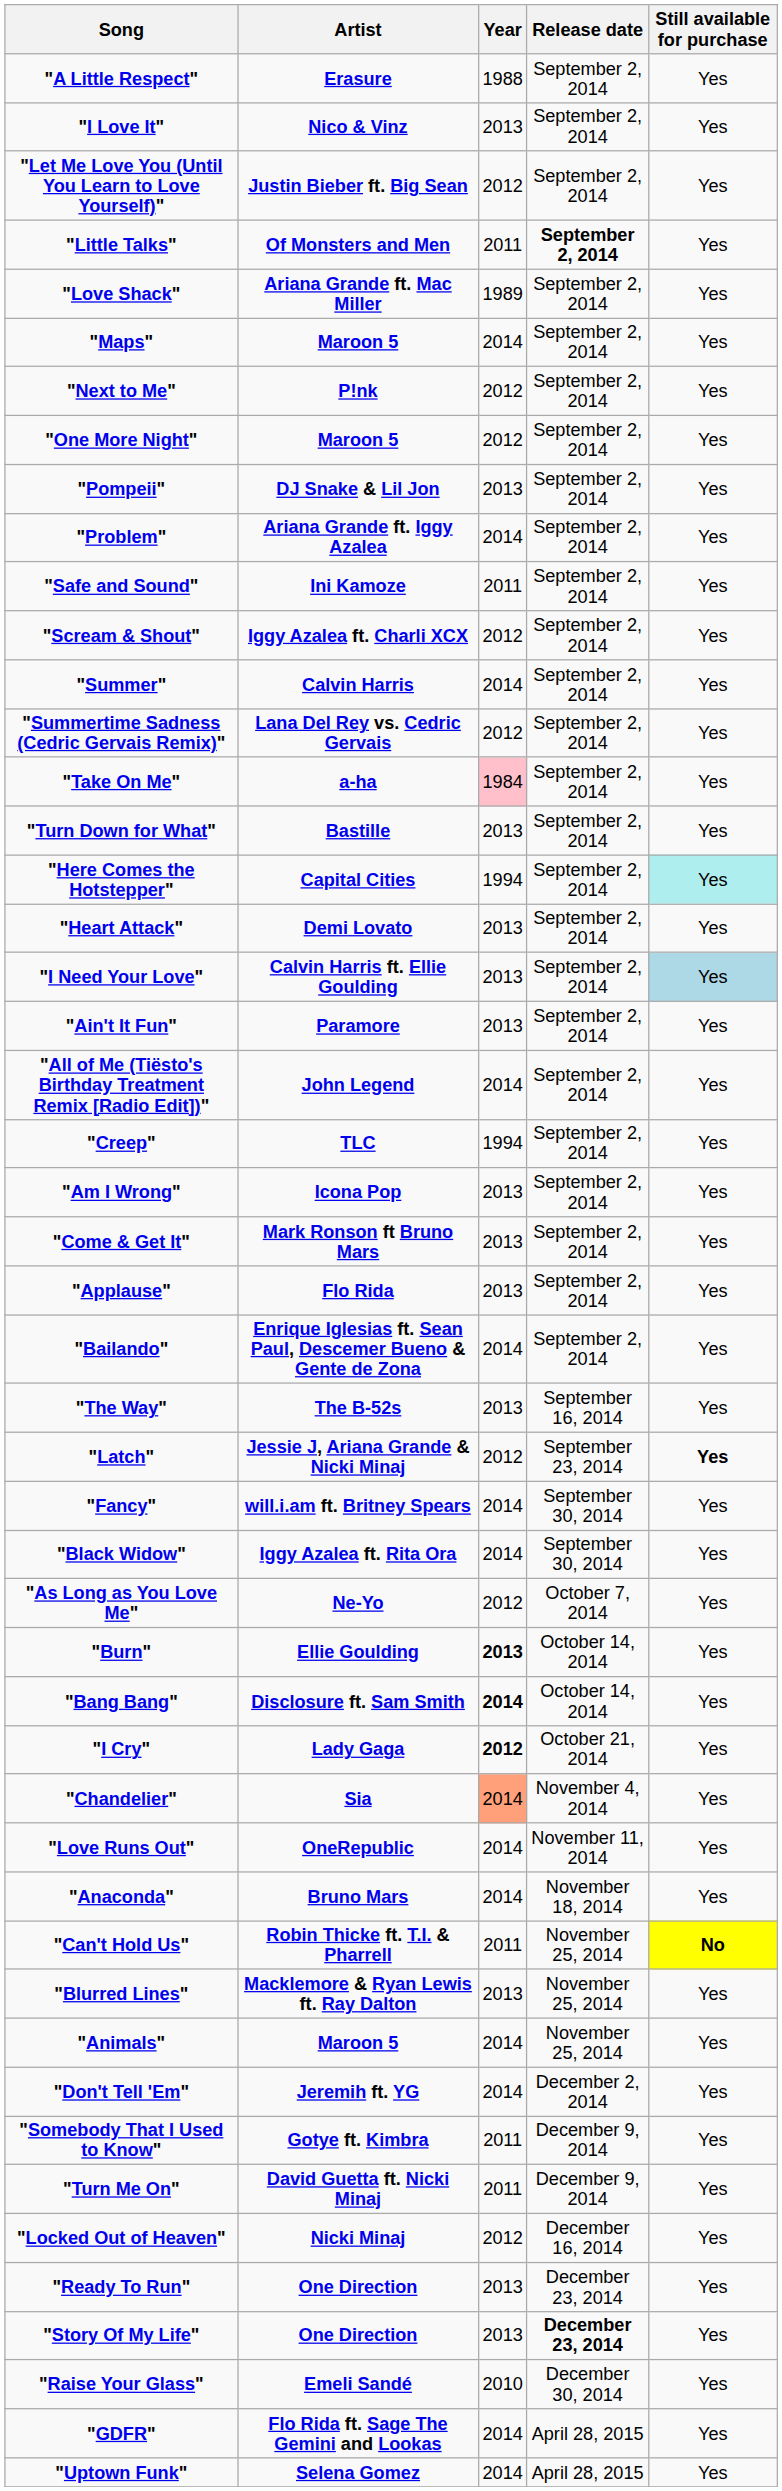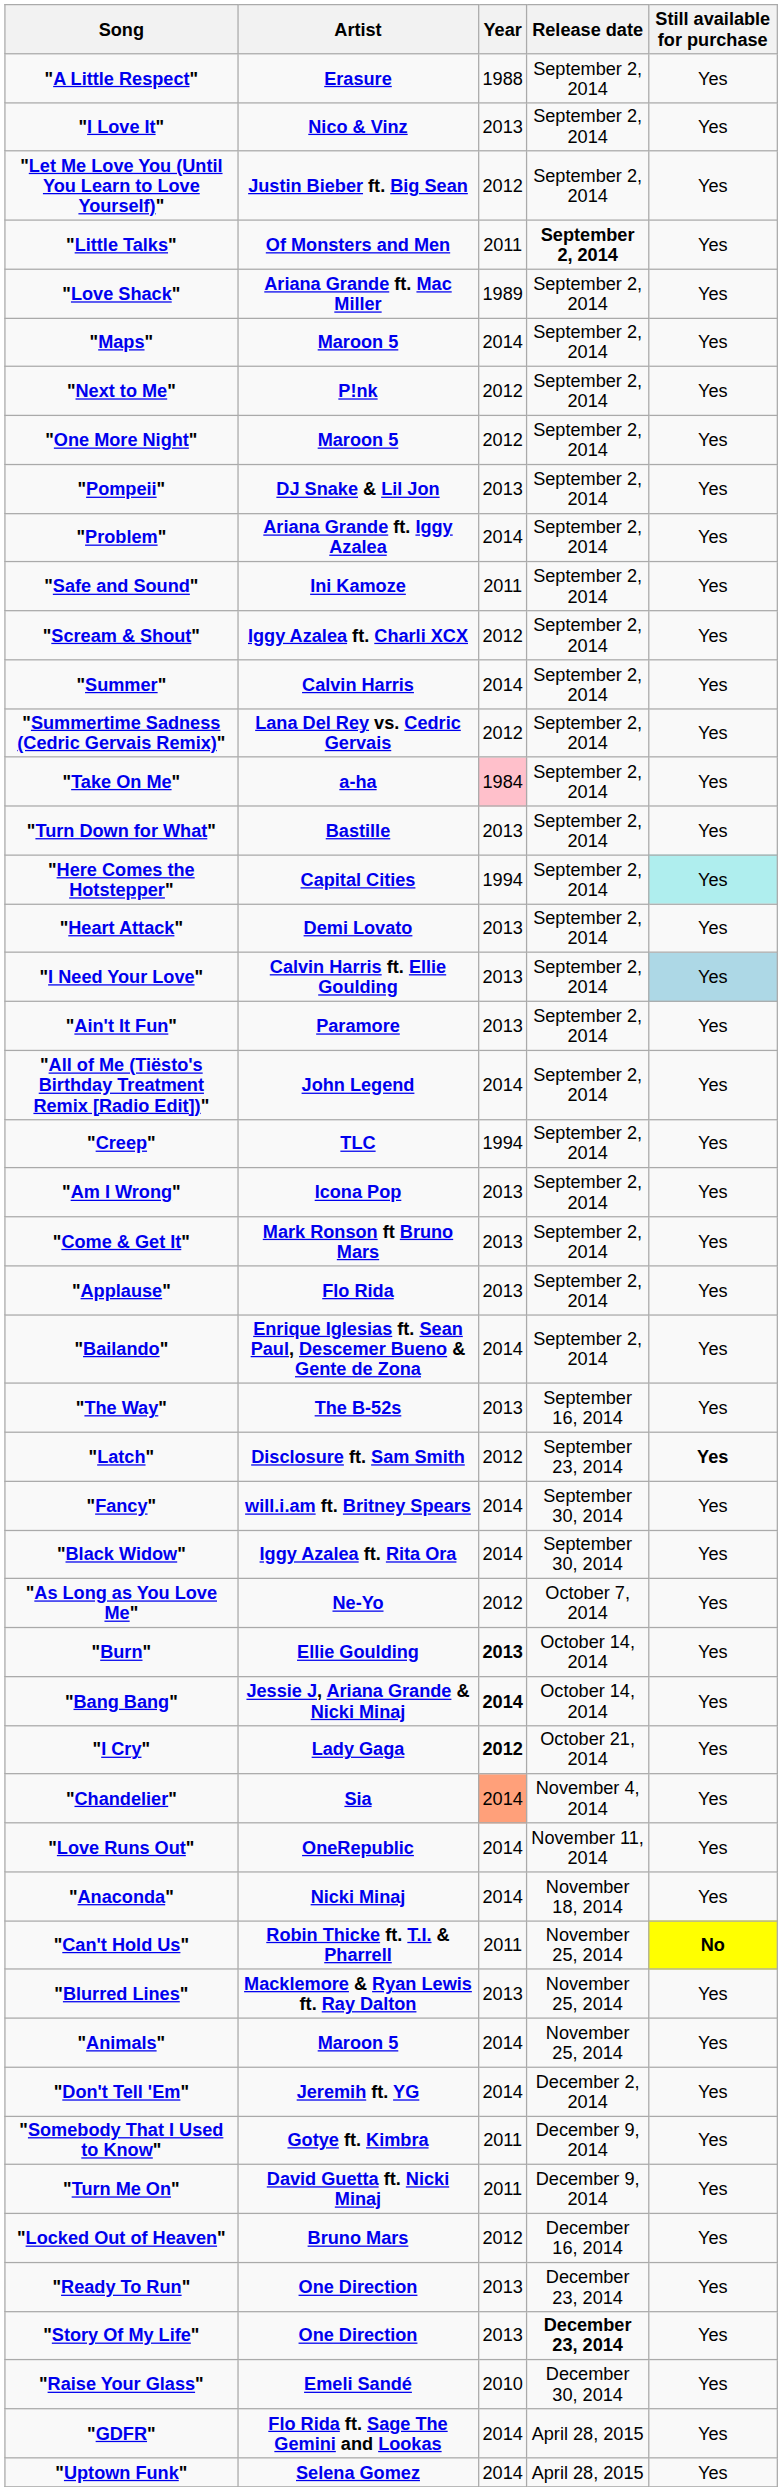(358, 1457) Jessie J, Ariana Grande & Nicki Minaj -> (358, 1457) Disclosure ft. Sam Smith
(358, 1701) Disclosure ft. Sam Smith -> (358, 1701) Jessie J, Ariana Grande & Nicki Minaj
(358, 1896) Bruno Mars -> (358, 1896) Nicki Minaj
(358, 2238) Nicki Minaj -> (358, 2238) Bruno Mars
